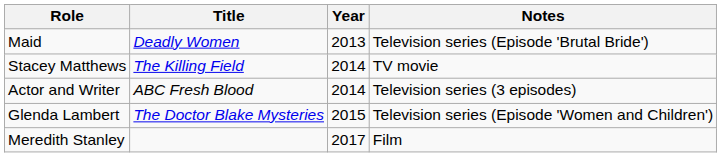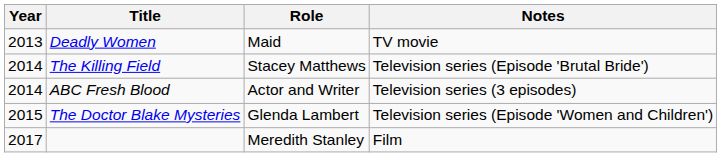columns swapped: (348, 16) <-> (67, 16)
(511, 41) Television series (Episode 'Brutal Bride') -> (406, 41) TV movie
(406, 66) TV movie -> (511, 66) Television series (Episode 'Brutal Bride')
